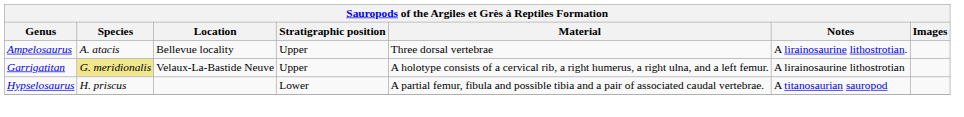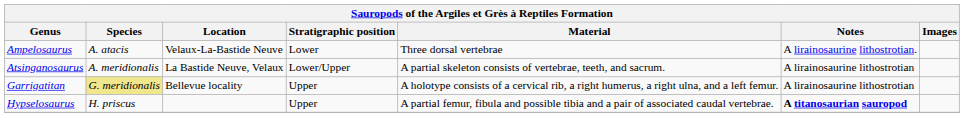(195, 49) Bellevue locality -> (224, 49) Velaux-La-Bastide Neuve
(293, 49) Upper -> (304, 49) Lower
+ row: (45, 67)
(215, 67) Velaux-La-Bastide Neuve -> (204, 85) Bellevue locality
(294, 85) Lower -> (303, 103) Upper
(831, 85) normal -> (845, 103) bold
